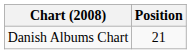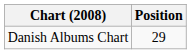(159, 37) 21 -> (159, 37) 29
